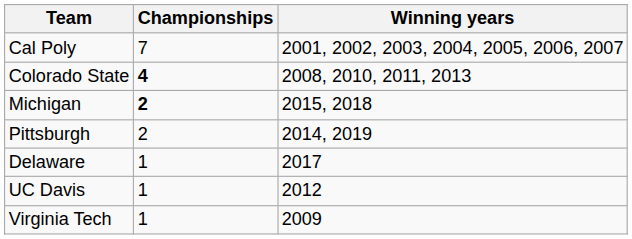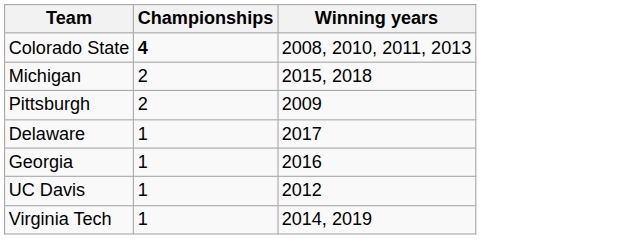- row: (42, 47)
(143, 104) bold -> (143, 76) normal
(327, 133) 2014, 2019 -> (302, 104) 2009
+ row: (41, 162)
(302, 219) 2009 -> (327, 219) 2014, 2019
